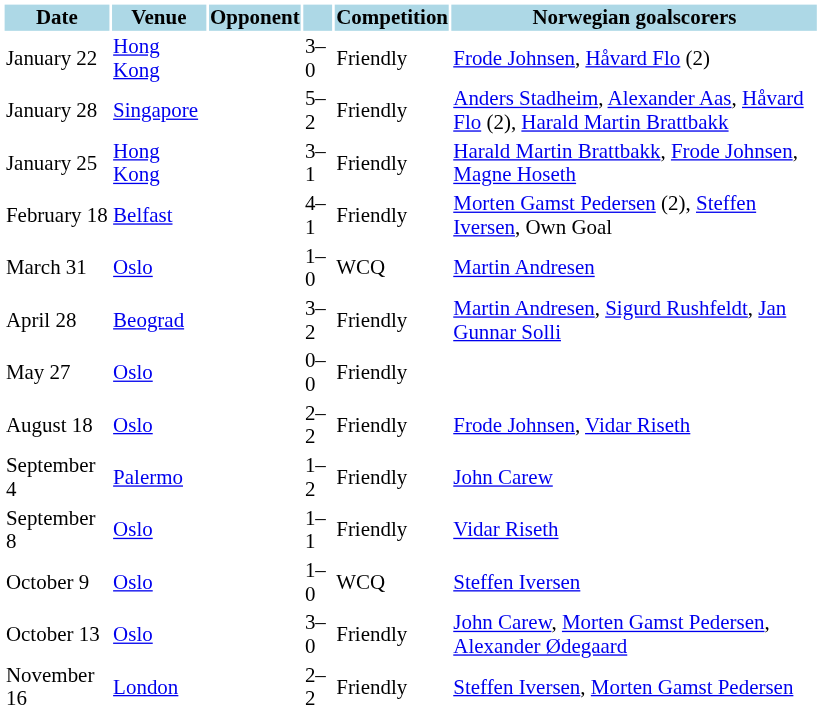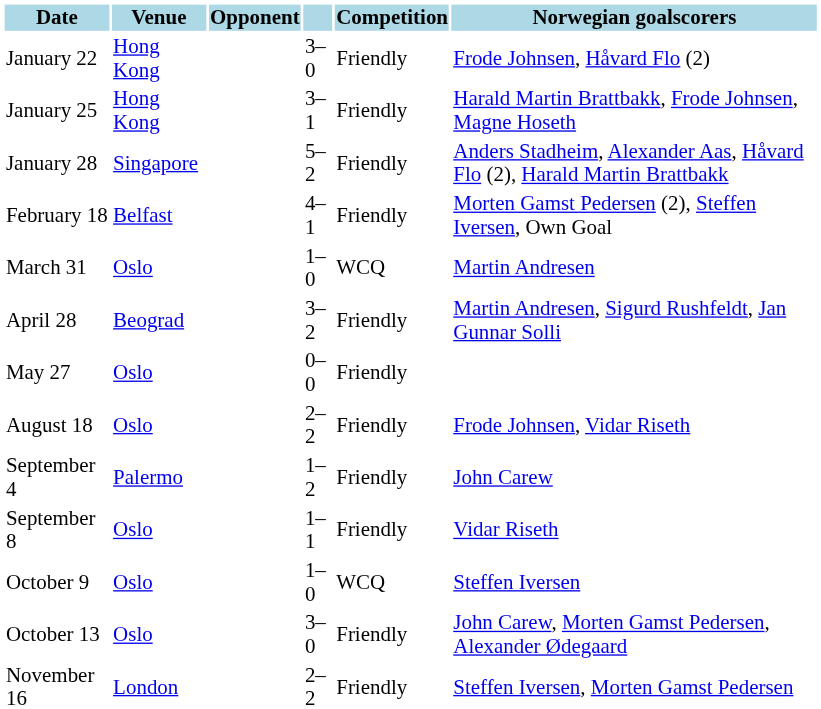rows swapped: (52, 162) <-> (52, 110)
